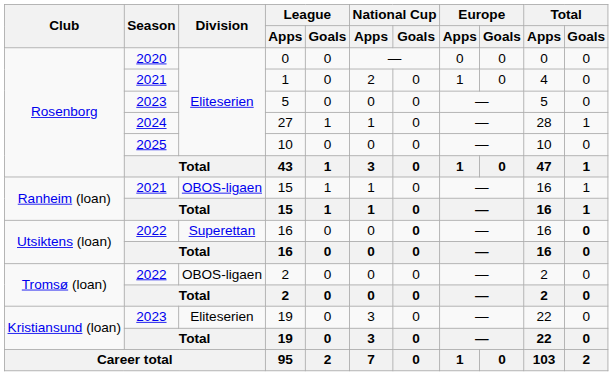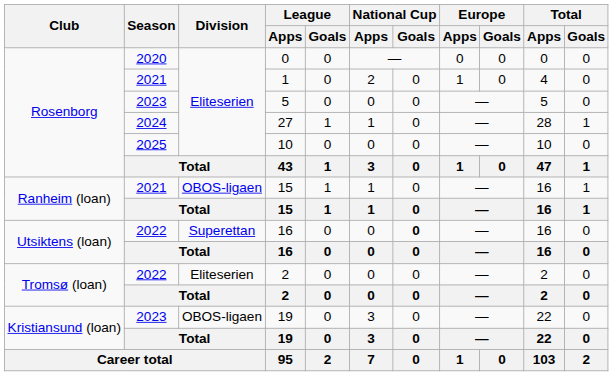(586, 230) bold -> (586, 230) normal
(222, 274) OBOS-ligaen -> (222, 274) Eliteserien
(222, 317) Eliteserien -> (222, 317) OBOS-ligaen
